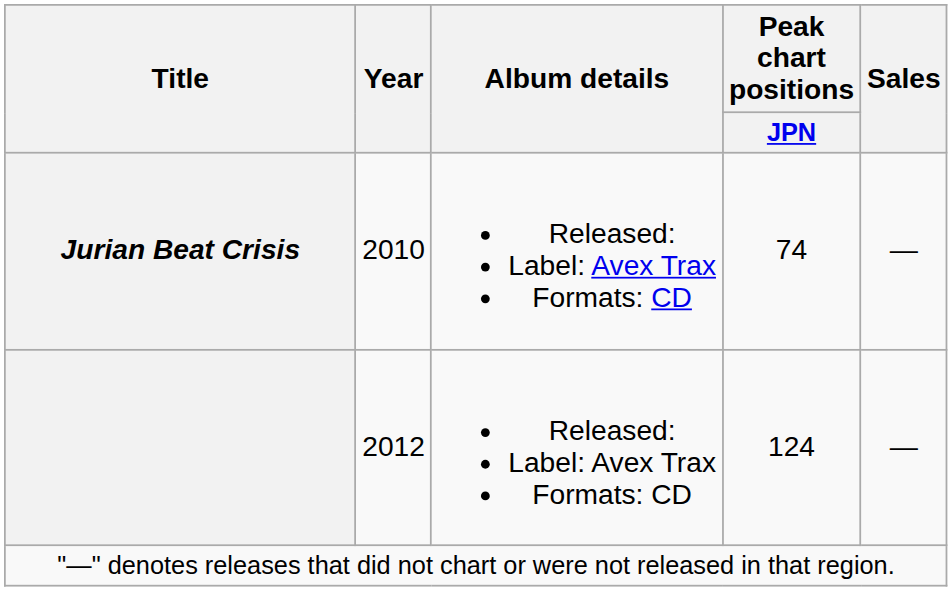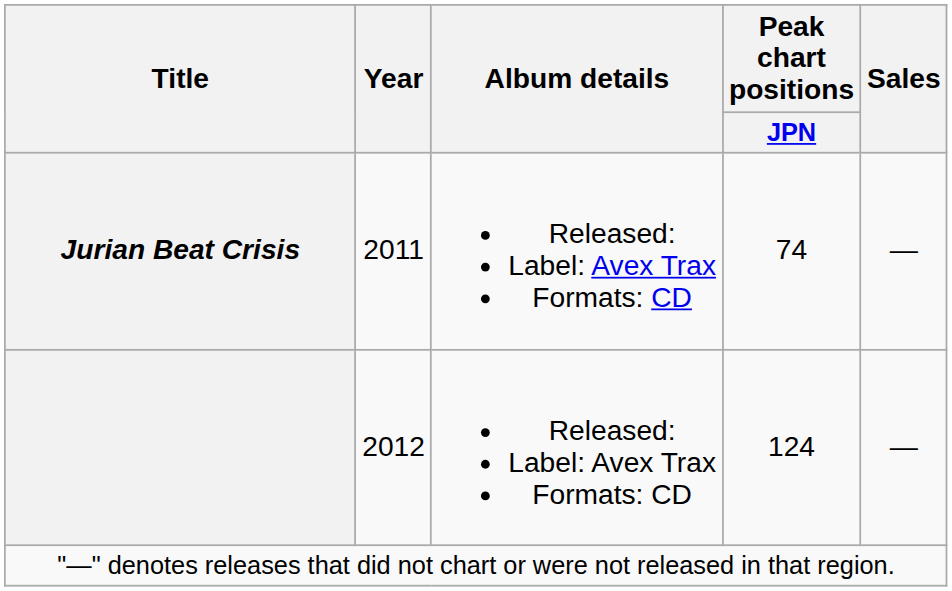(394, 250) 2010 -> (394, 250) 2011
